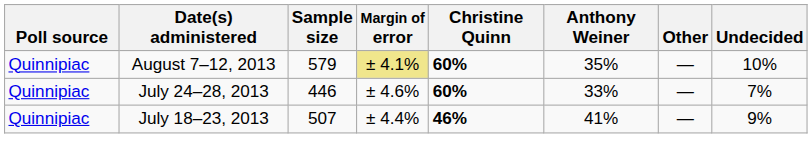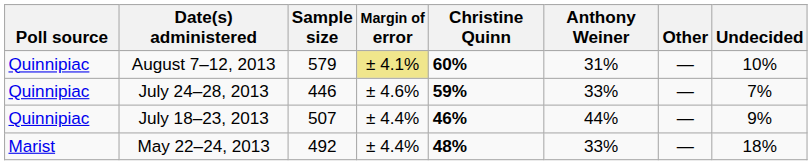(601, 64) 35% -> (601, 64) 31%
(450, 91) 60% -> (450, 91) 59%
(601, 118) 41% -> (601, 118) 44%
+ row: (204, 145)
